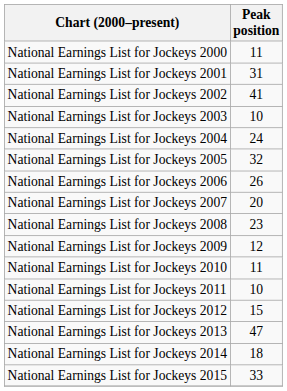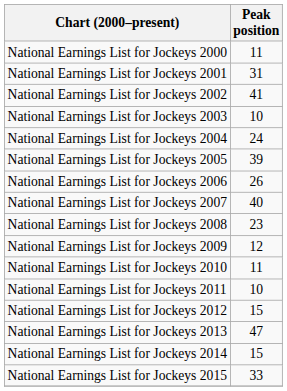(256, 159) 32 -> (256, 159) 39
(256, 203) 20 -> (256, 203) 40
(256, 354) 18 -> (256, 354) 15
